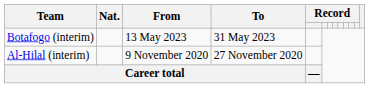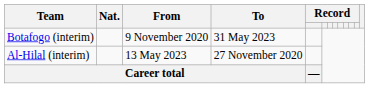(156, 37) 13 May 2023 -> (167, 37) 9 November 2020
(167, 55) 9 November 2020 -> (156, 55) 13 May 2023
